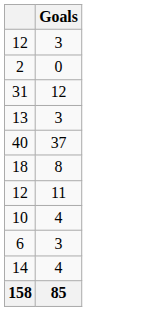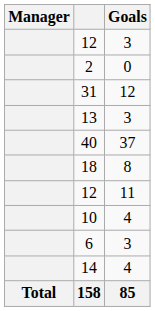+ column: (39, 17)
